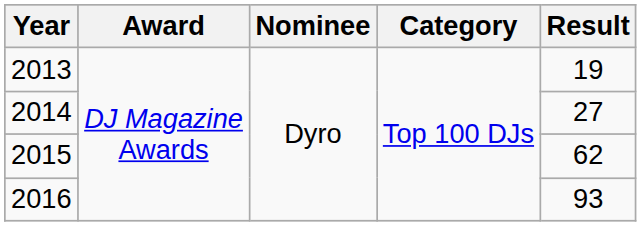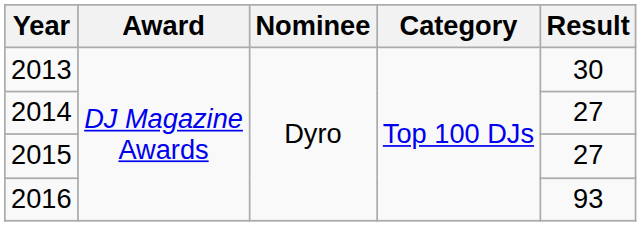(588, 69) 19 -> (588, 69) 30
(588, 155) 62 -> (588, 155) 27
